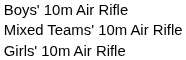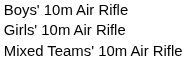rows swapped: (65, 51) <-> (93, 30)
